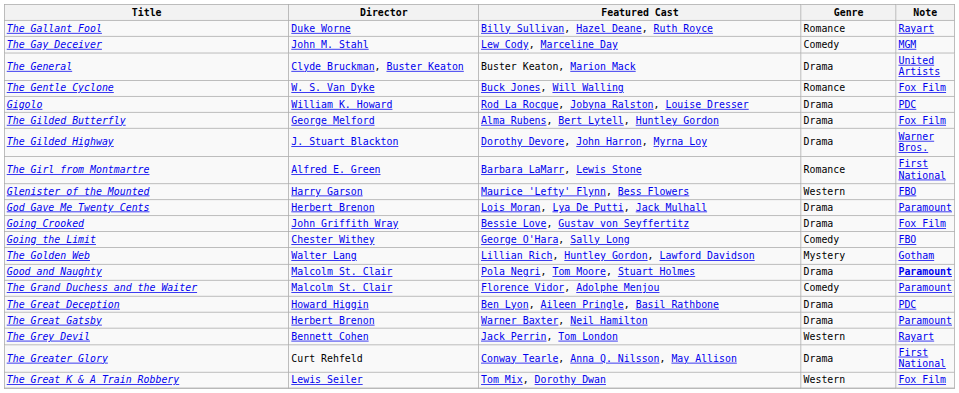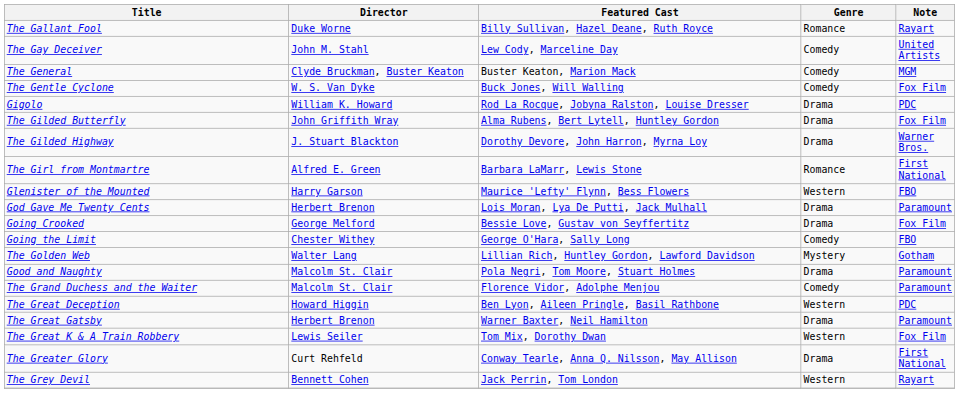(907, 45) MGM -> (919, 50) United Artists
(818, 66) Drama -> (821, 72) Comedy
(919, 66) United Artists -> (907, 72) MGM
(824, 88) Romance -> (821, 88) Comedy
(333, 120) George Melford -> (345, 120) John Griffith Wray
(345, 224) John Griffith Wray -> (333, 224) George Melford
(925, 272) bold -> (925, 272) normal
(818, 304) Drama -> (824, 304) Western
rows swapped: (93, 380) <-> (48, 336)
